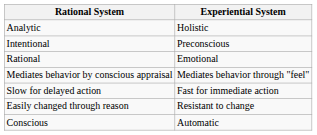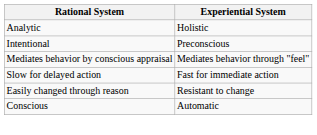- row: (23, 59)
